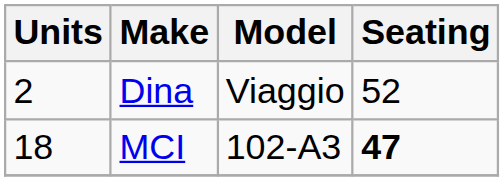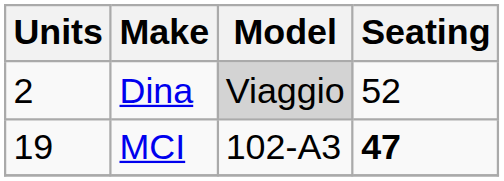(285, 89) no background -> (285, 89) lightgrey background
(33, 146) 18 -> (33, 146) 19
